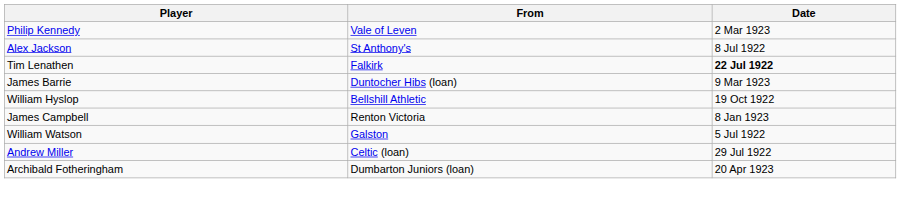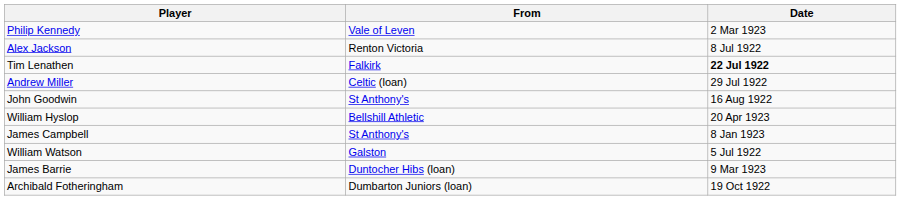(381, 48) St Anthony's -> (386, 48) Renton Victoria
rows swapped: (40, 152) <-> (39, 83)
+ row: (42, 100)
(744, 100) 19 Oct 1922 -> (740, 117) 20 Apr 1923
(388, 117) Renton Victoria -> (379, 134) St Anthony's
(744, 169) 20 Apr 1923 -> (740, 186) 19 Oct 1922
